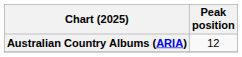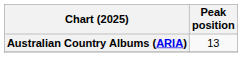(213, 43) 12 -> (213, 43) 13
